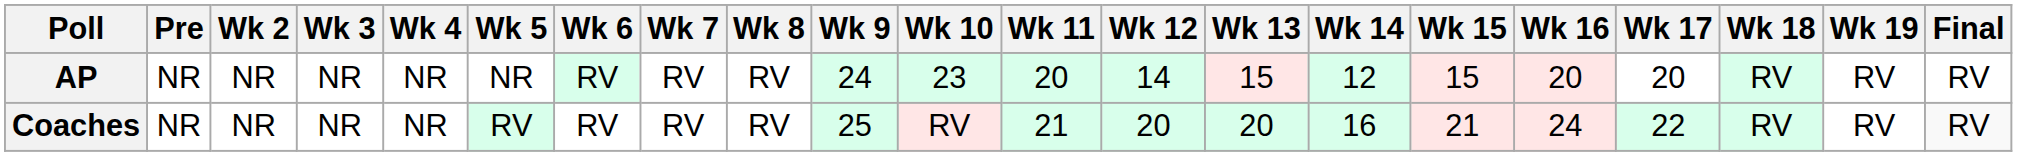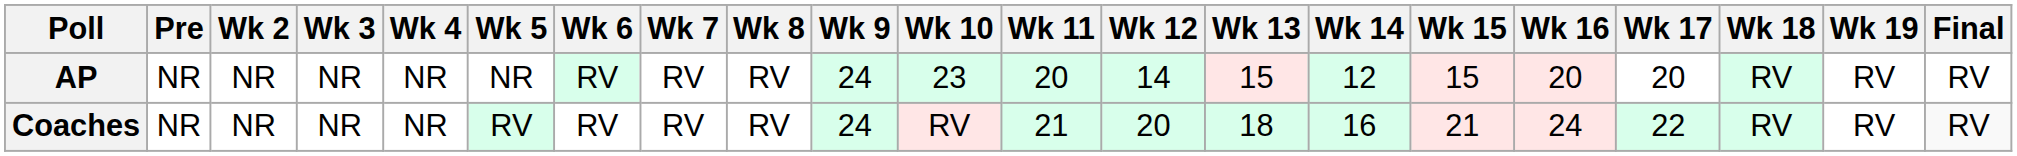(855, 126) 25 -> (855, 126) 24
(1256, 126) 20 -> (1256, 126) 18
